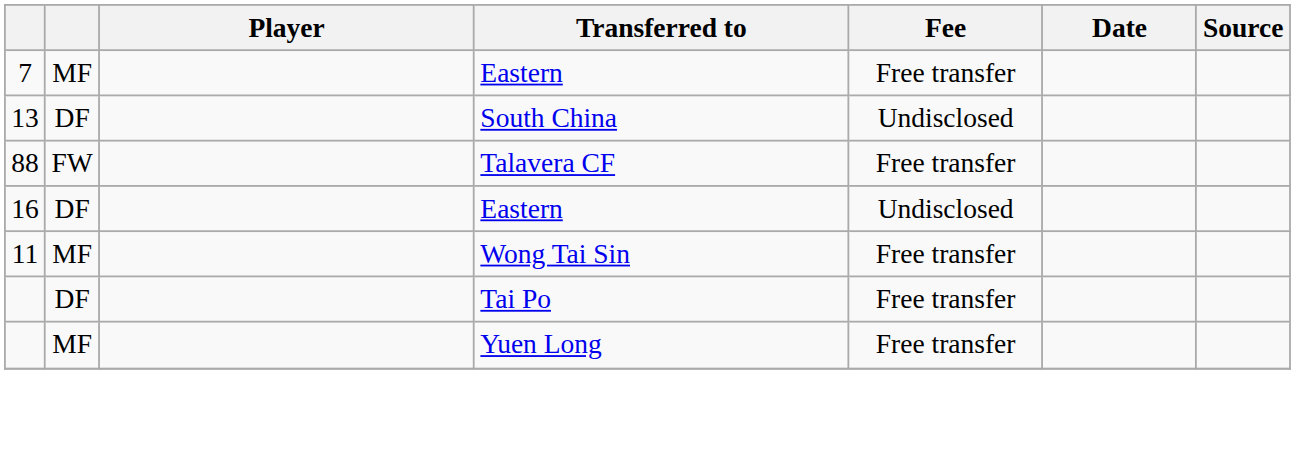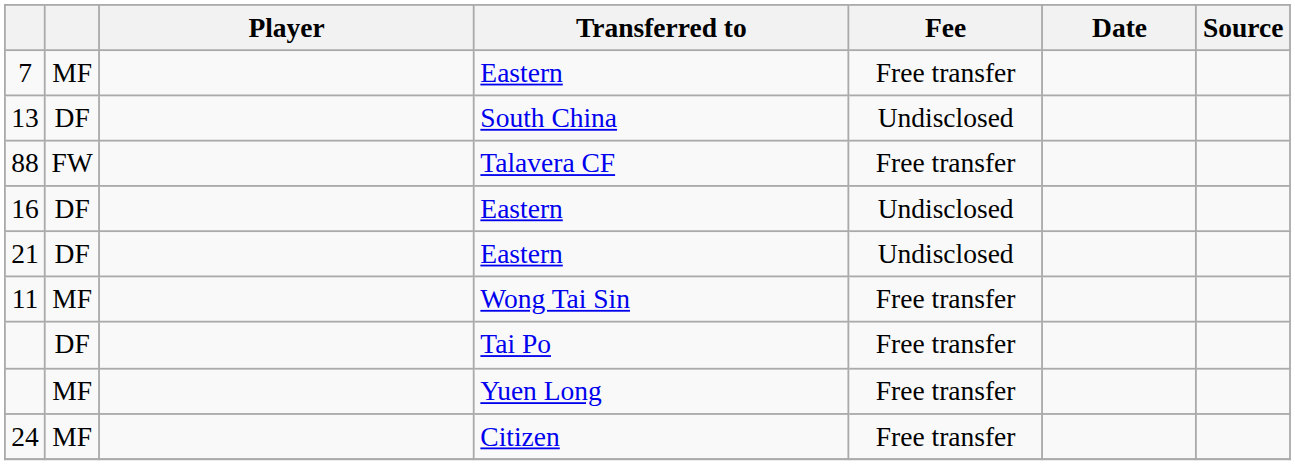+ row: (25, 254)
+ row: (25, 435)
